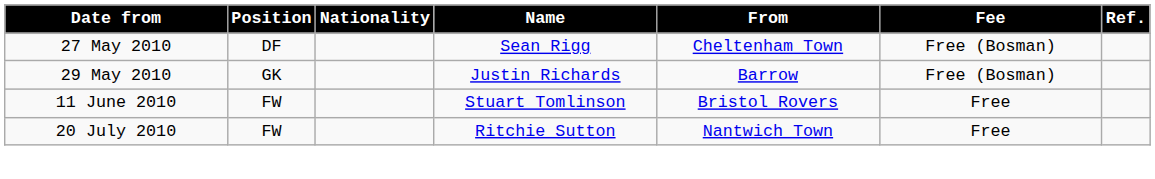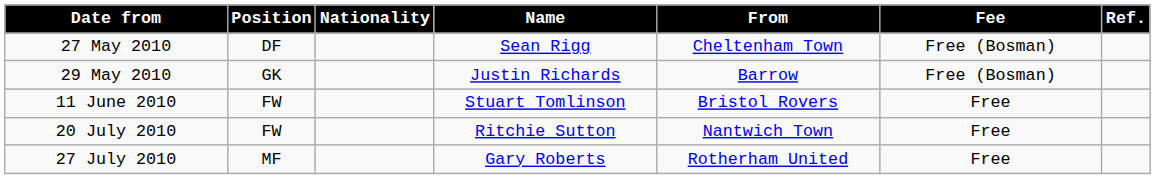+ row: (116, 159)
